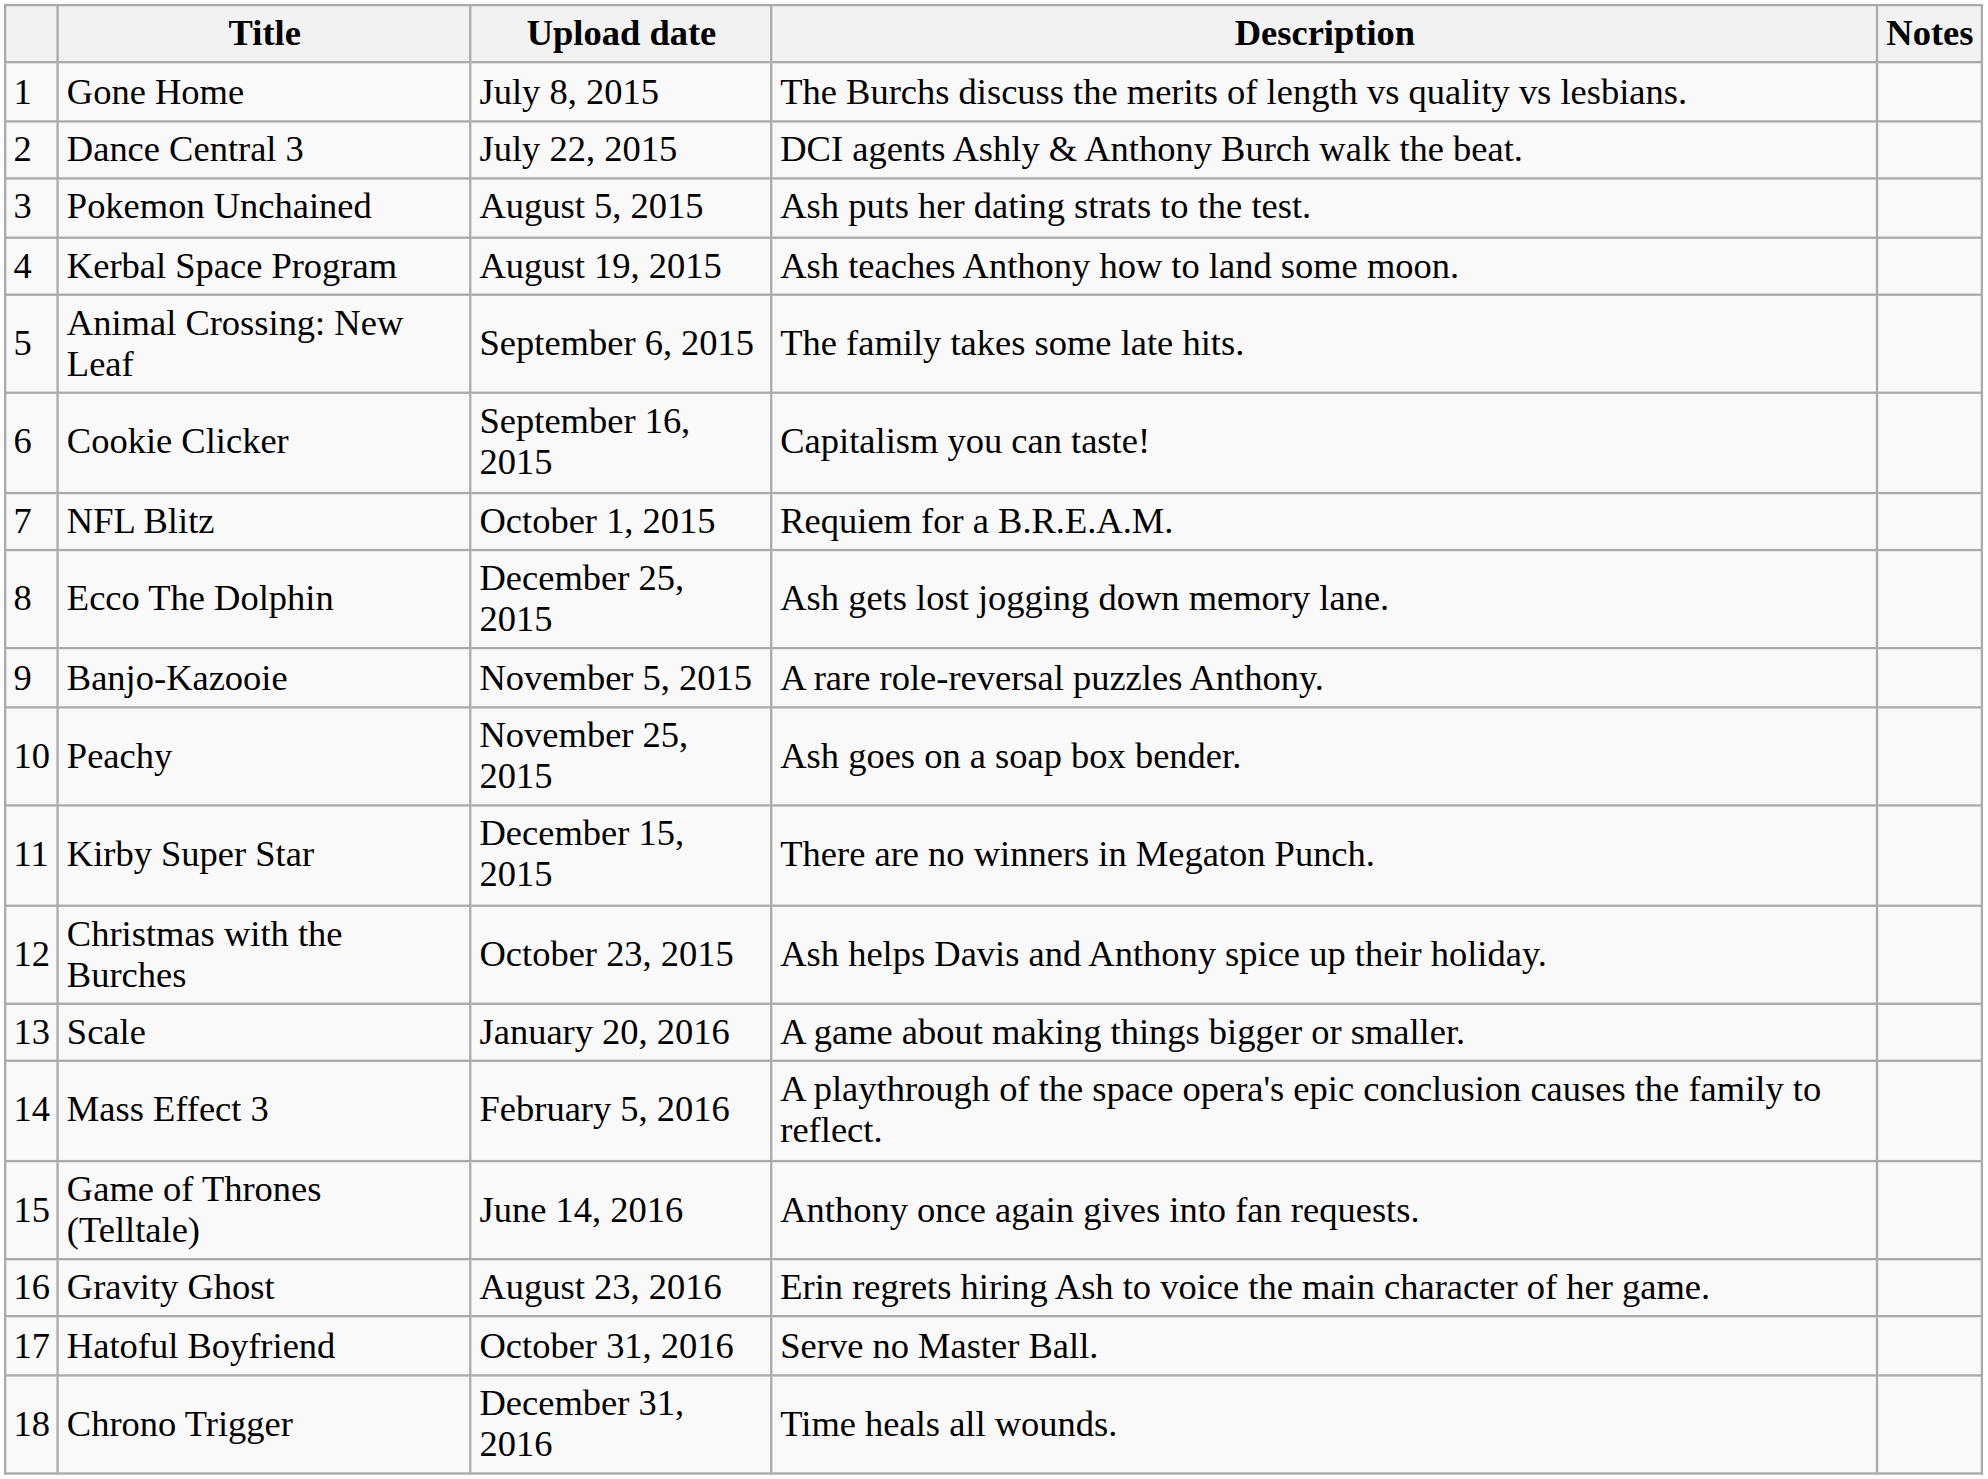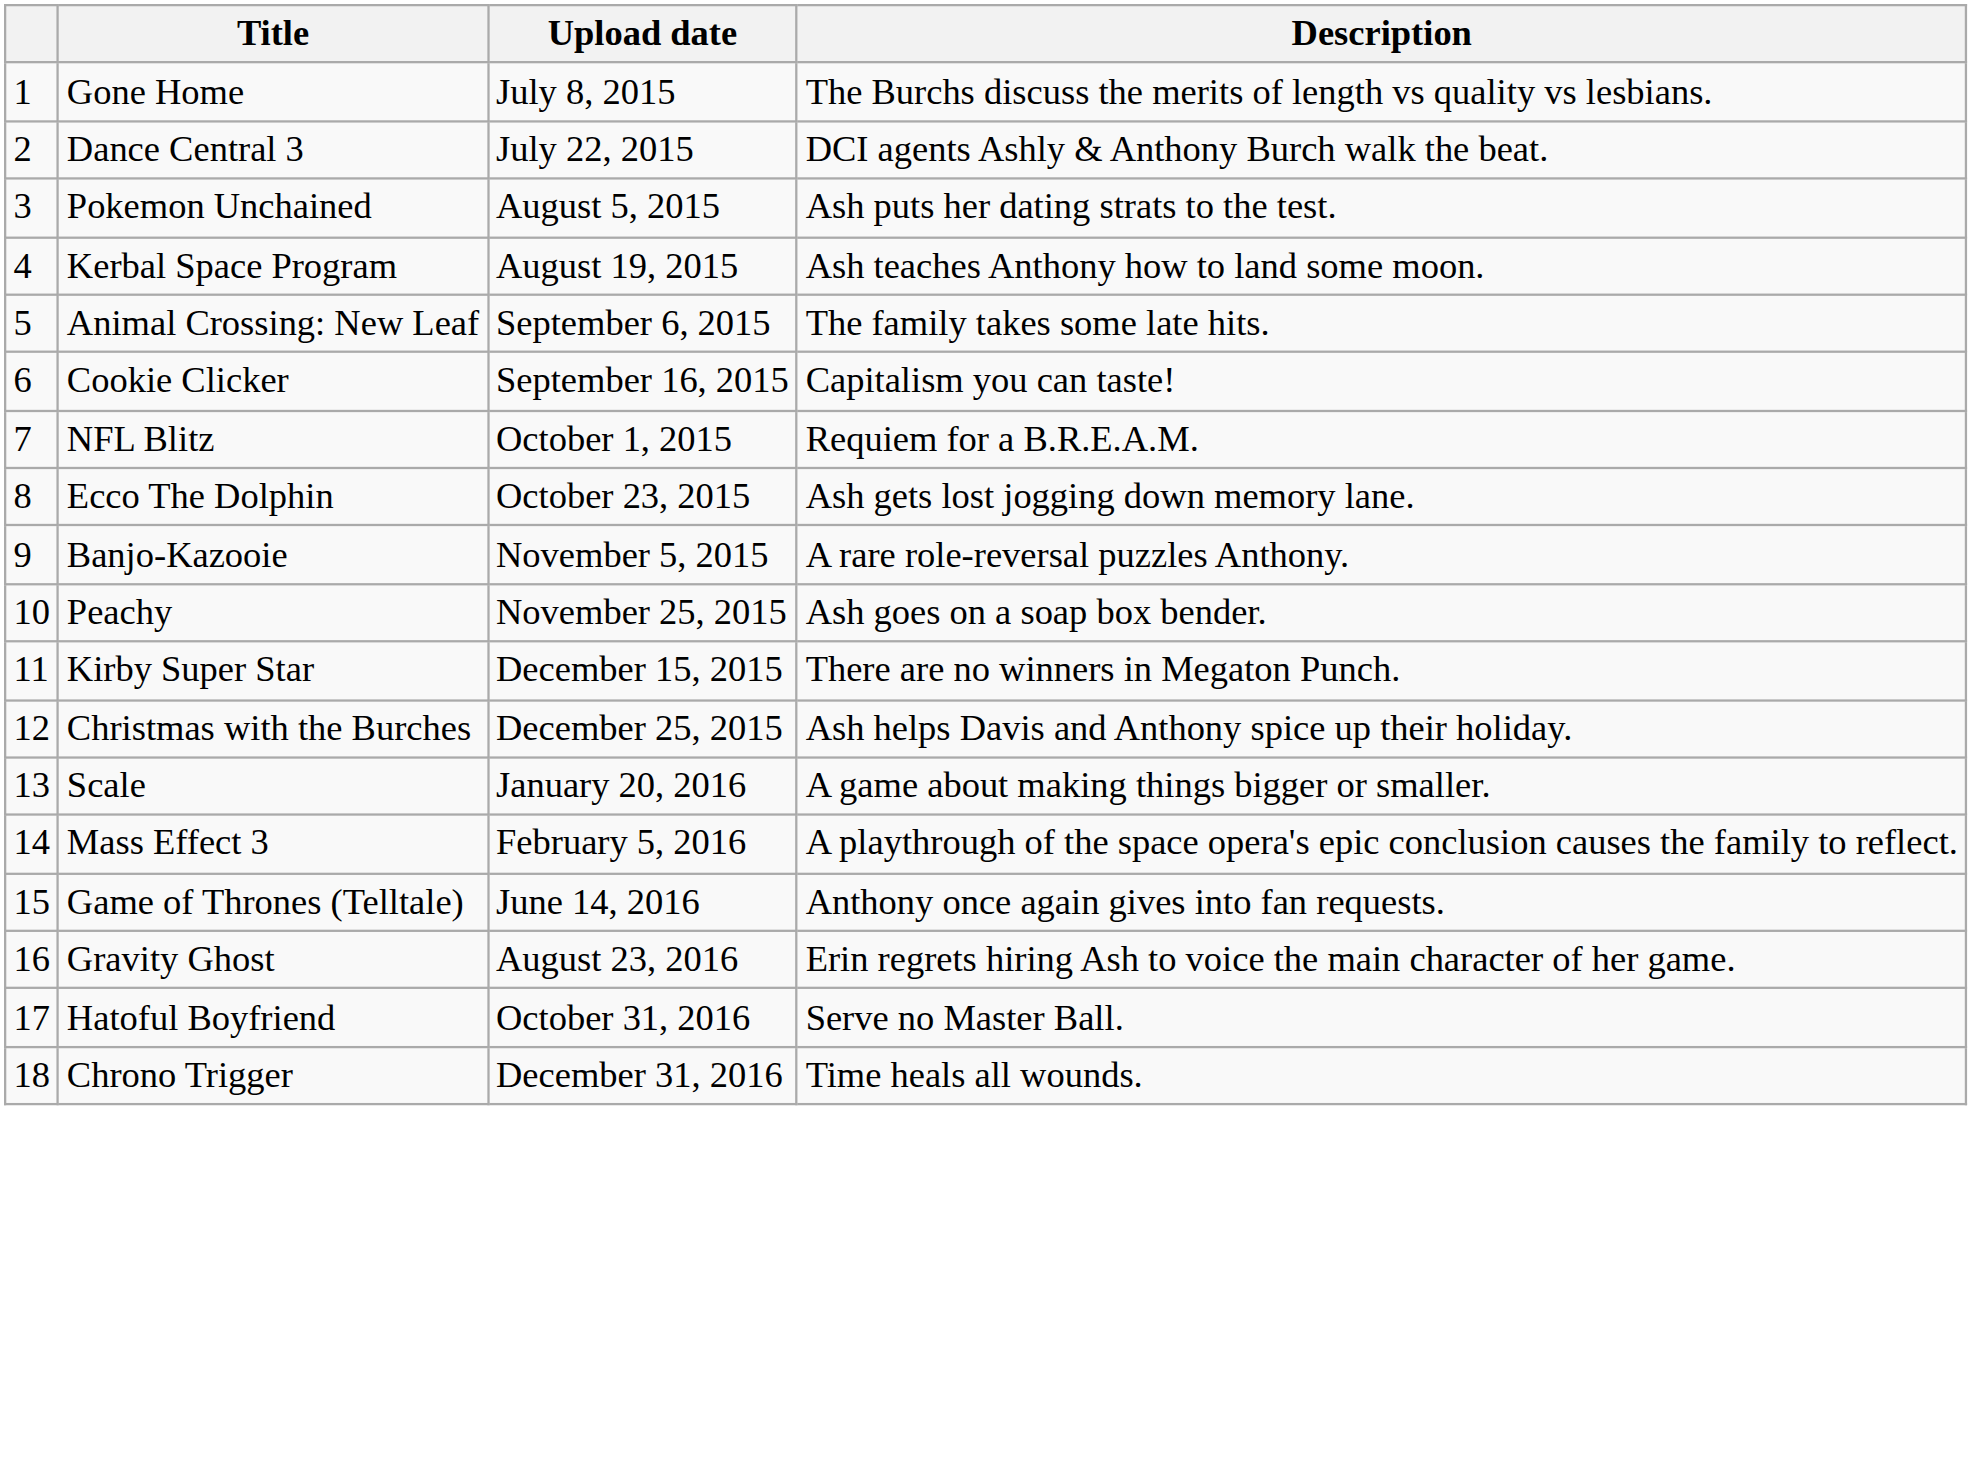- column: (1930, 33)
(582, 598) December 25, 2015 -> (623, 496) October 23, 2015
(607, 953) October 23, 2015 -> (639, 727) December 25, 2015
